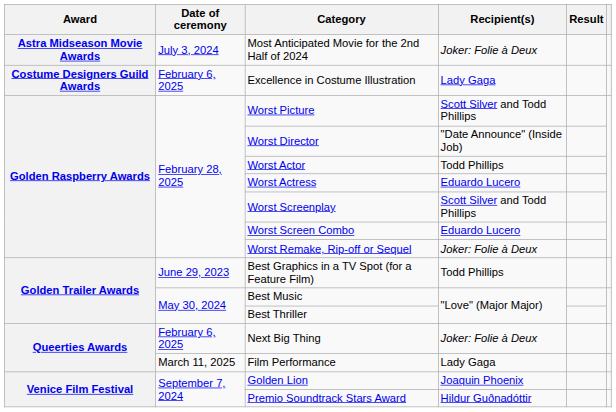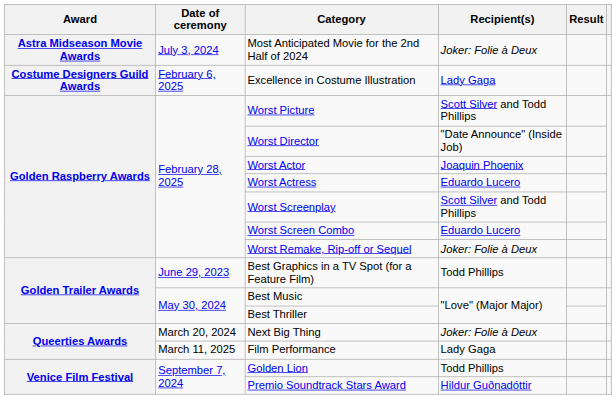(472, 165) Todd Phillips -> (482, 165) Joaquin Phoenix
(187, 338) February 6, 2025 -> (197, 332) March 20, 2024
(482, 380) Joaquin Phoenix -> (472, 368) Todd Phillips
